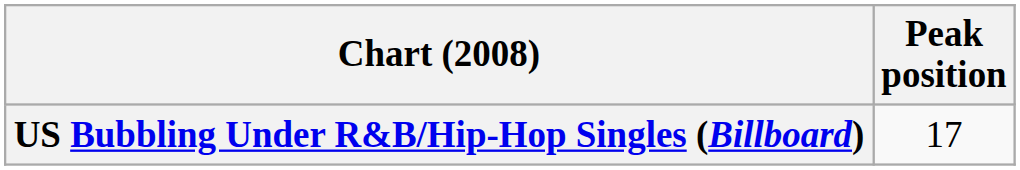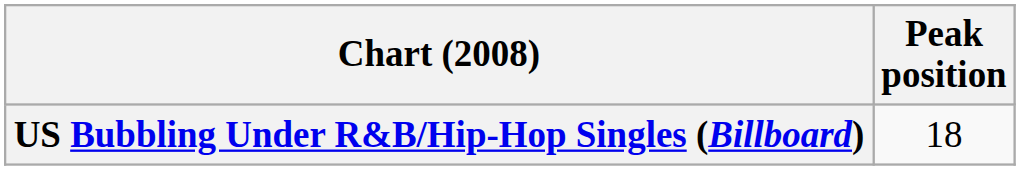(944, 134) 17 -> (944, 134) 18
